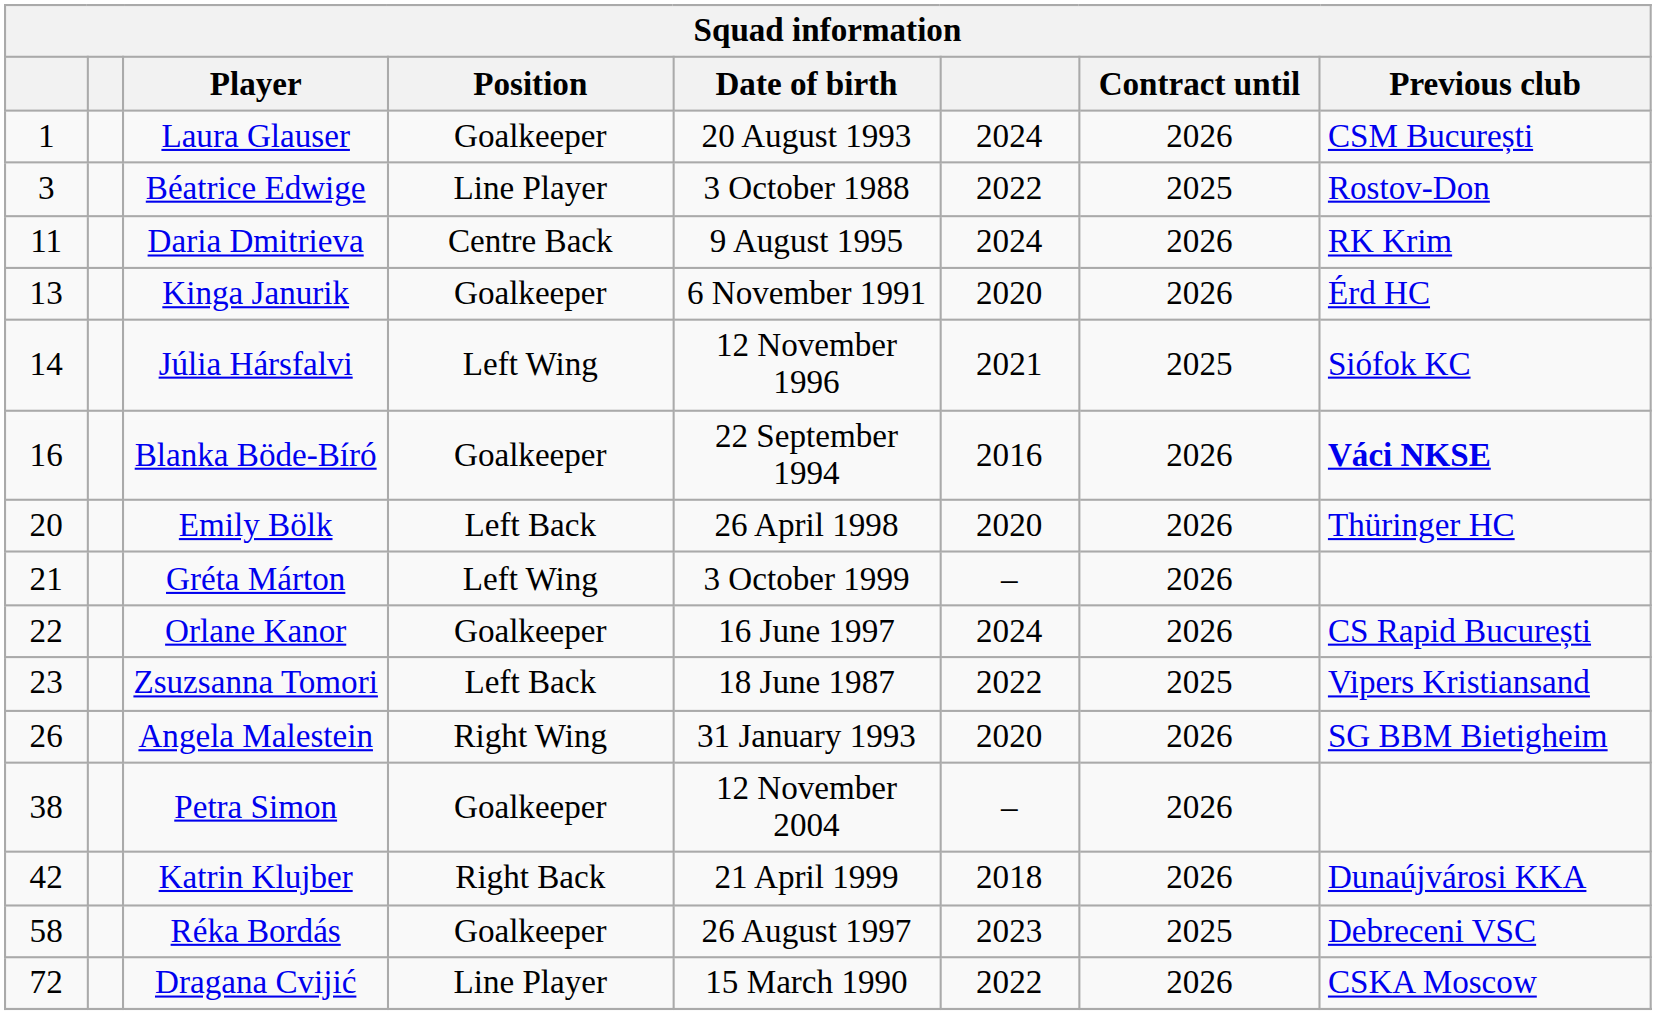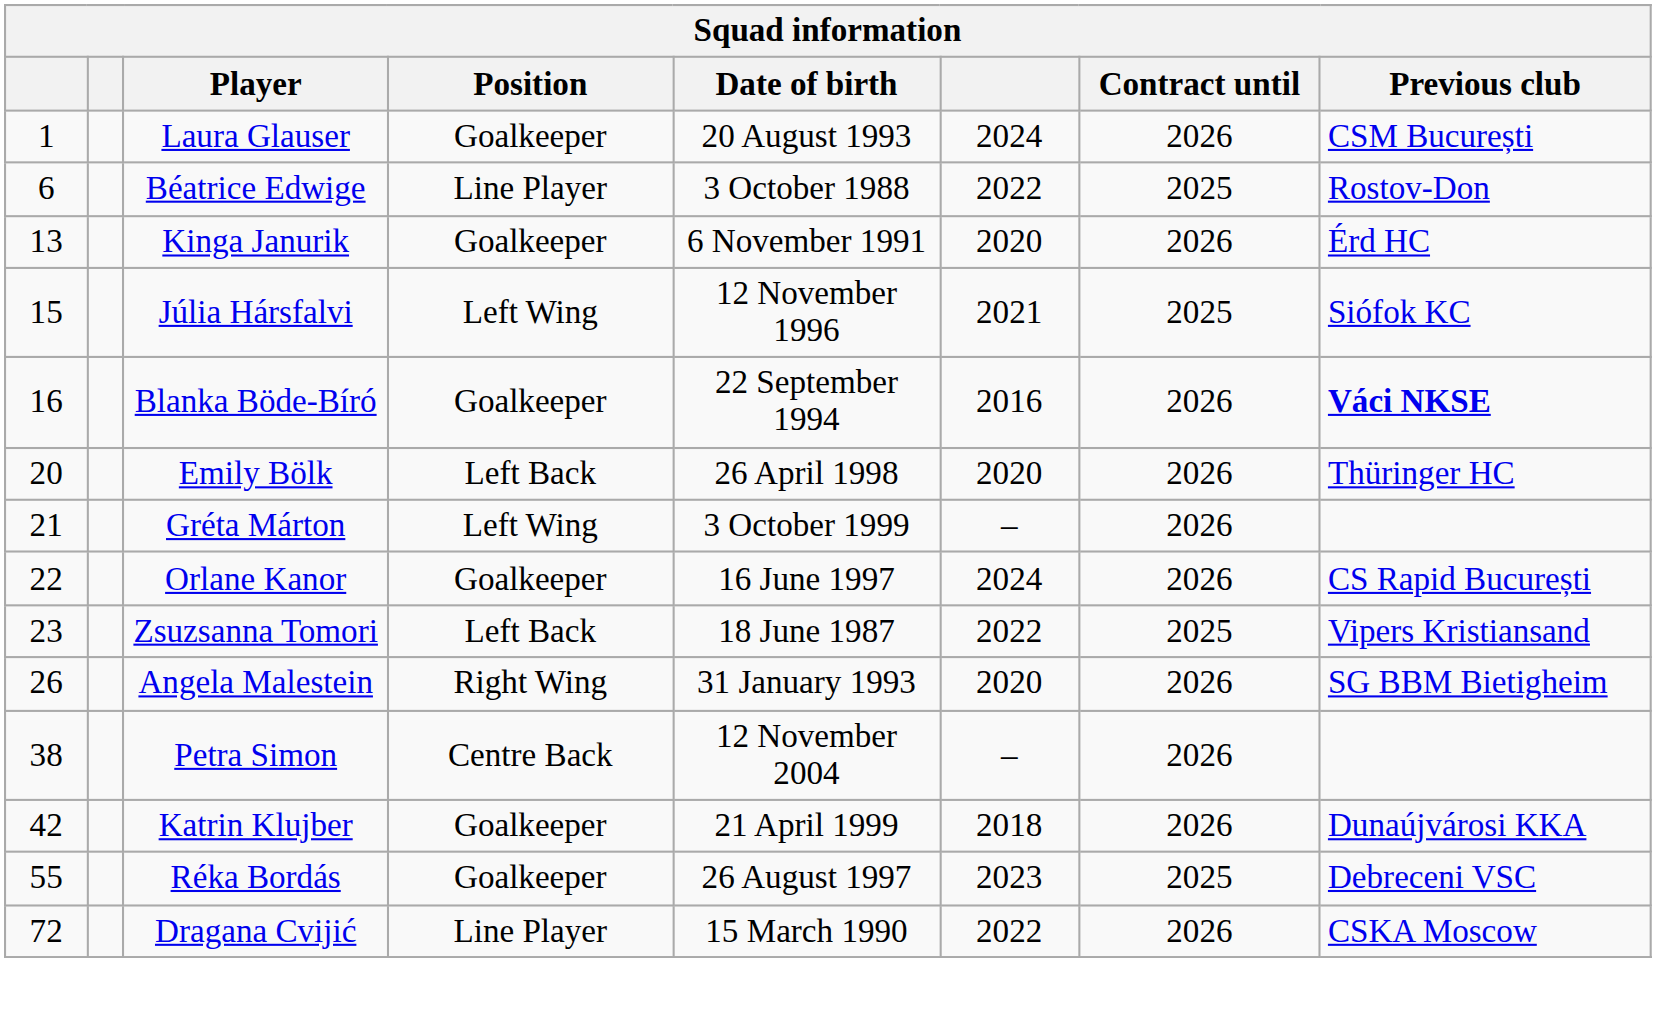(46, 188) 3 -> (46, 188) 6
- row: (256, 240)
(46, 364) 14 -> (46, 312) 15
(530, 806) Goalkeeper -> (530, 754) Centre Back
(530, 877) Right Back -> (530, 825) Goalkeeper
(46, 930) 58 -> (46, 877) 55
